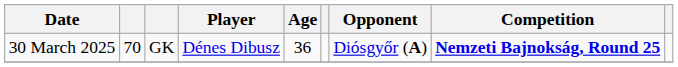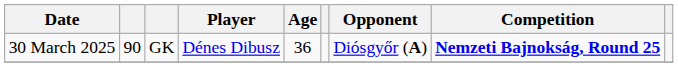(132, 47) 70 -> (132, 47) 90
